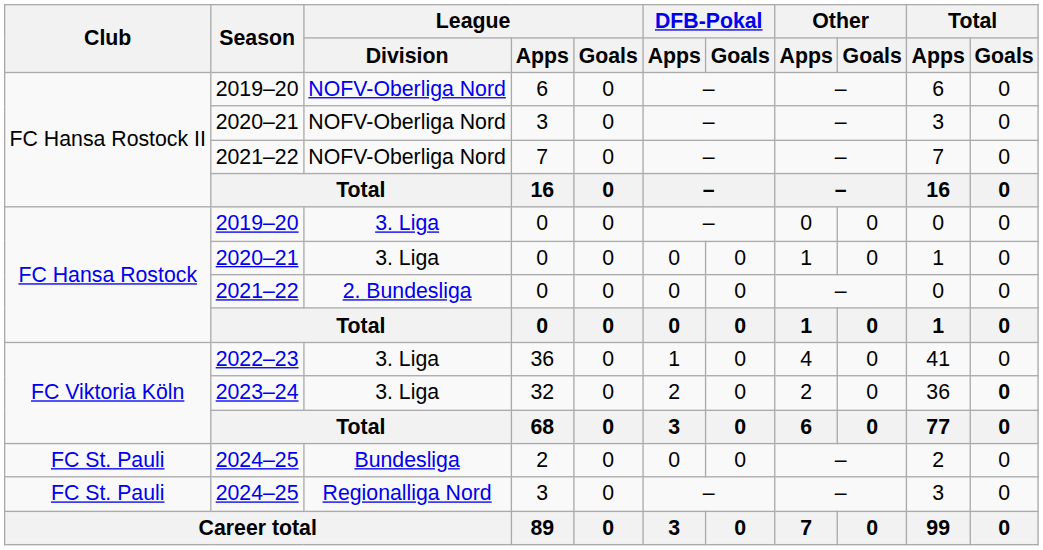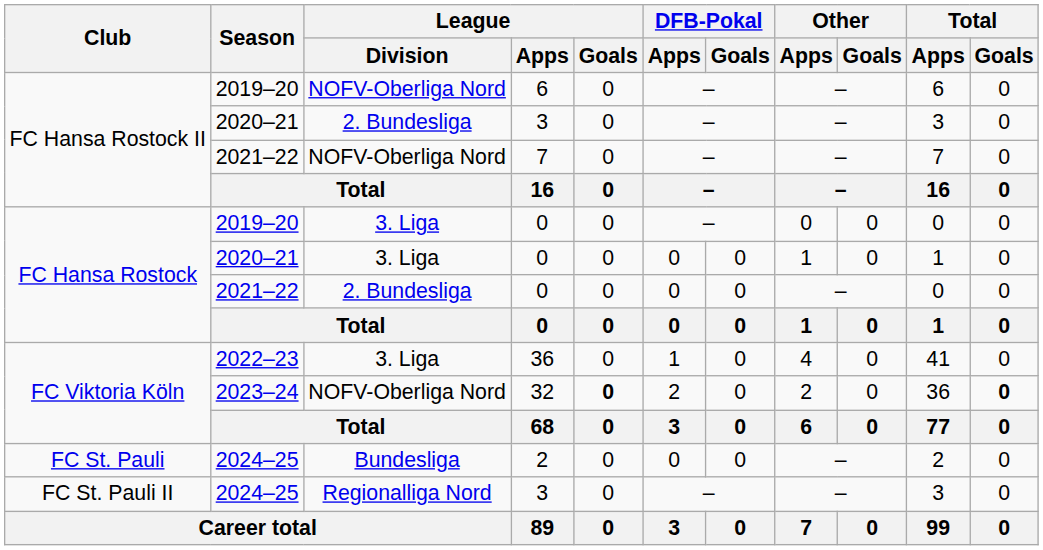(407, 122) NOFV-Oberliga Nord -> (407, 122) 2. Bundesliga
(407, 392) 3. Liga -> (407, 392) NOFV-Oberliga Nord
(608, 392) normal -> (608, 392) bold
(108, 493) FC St. Pauli -> (108, 493) FC St. Pauli II
